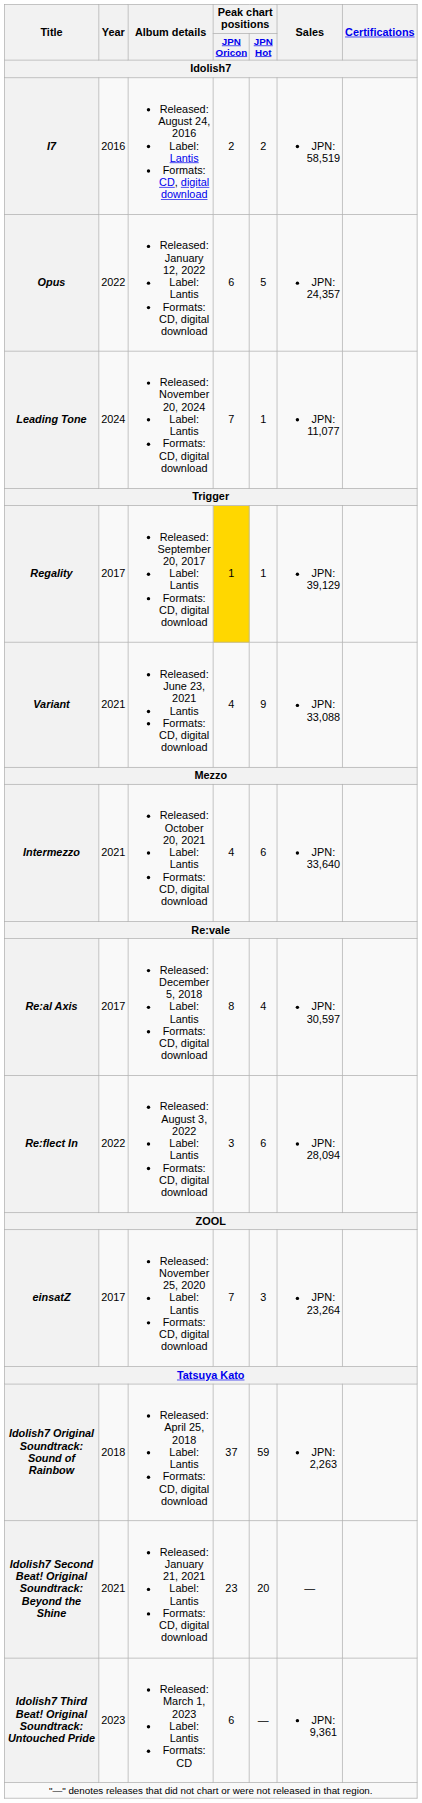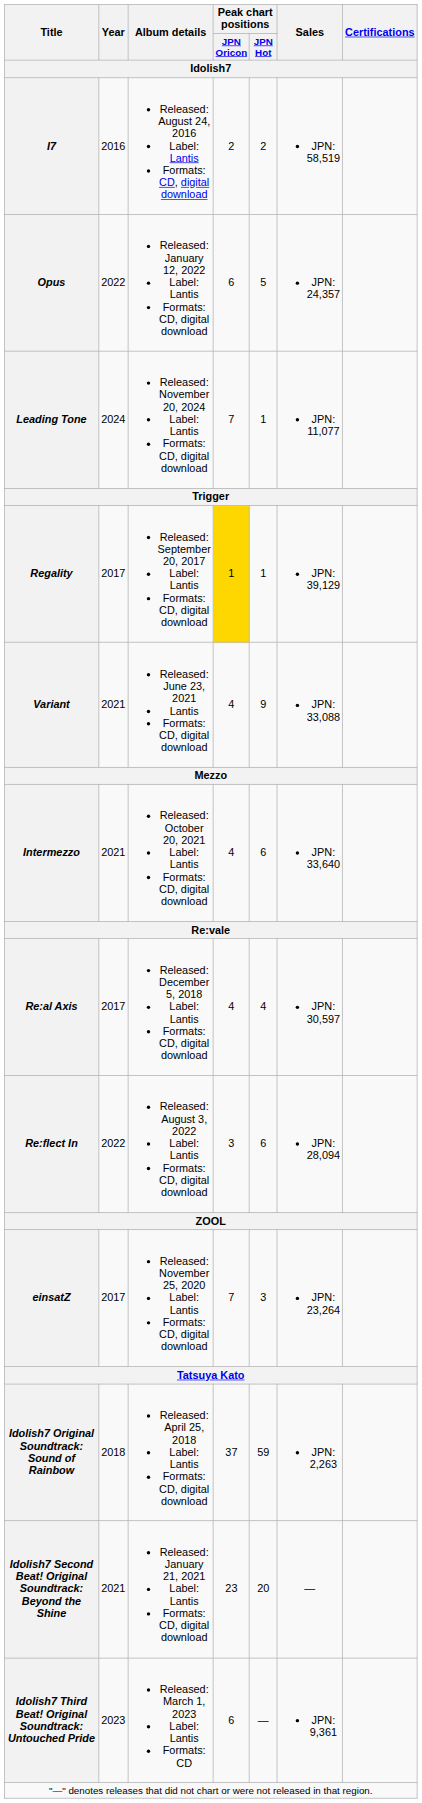(231, 1007) 8 -> (231, 1007) 4
